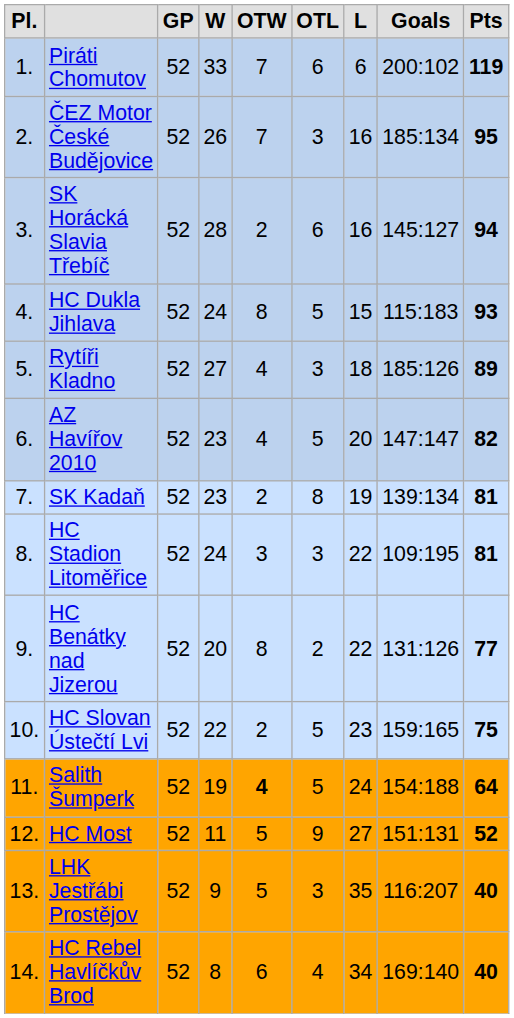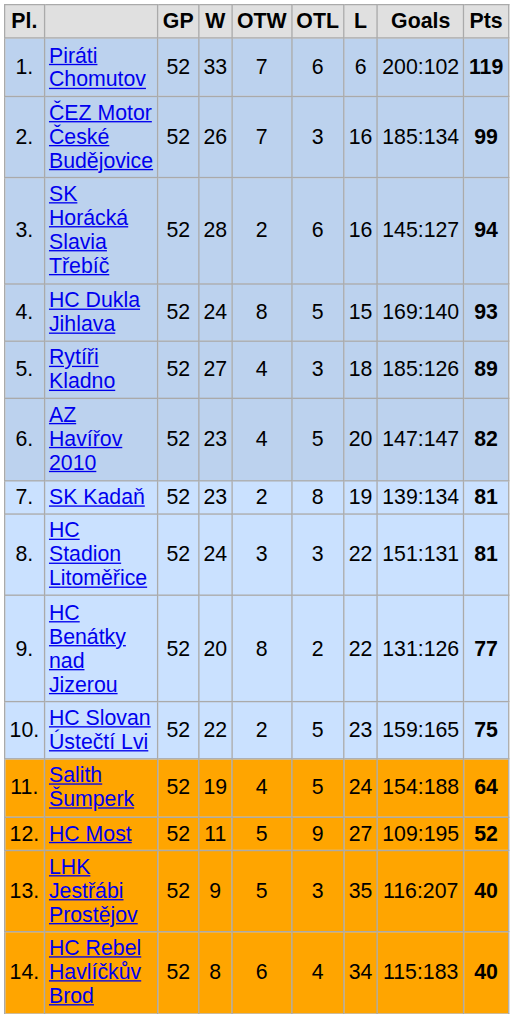(486, 136) 95 -> (486, 136) 99
(421, 311) 115:183 -> (421, 311) 169:140
(421, 554) 109:195 -> (421, 554) 151:131
(262, 787) bold -> (262, 787) normal
(421, 833) 151:131 -> (421, 833) 109:195
(421, 972) 169:140 -> (421, 972) 115:183
